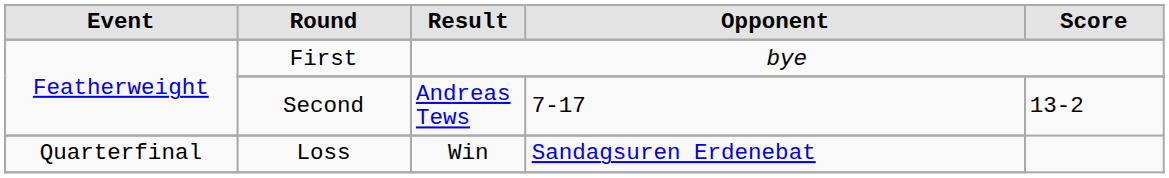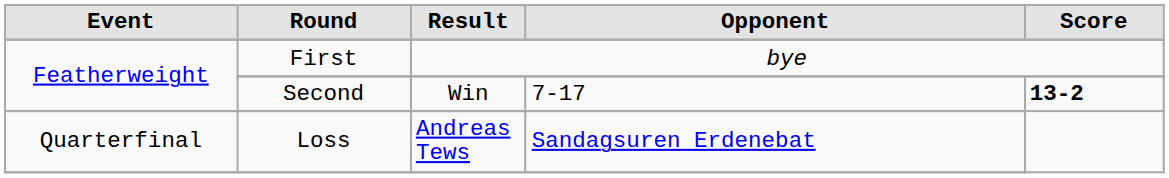(463, 106) Andreas Tews -> (468, 94) Win
(1057, 106) normal -> (1057, 94) bold
(468, 154) Win -> (463, 142) Andreas Tews
